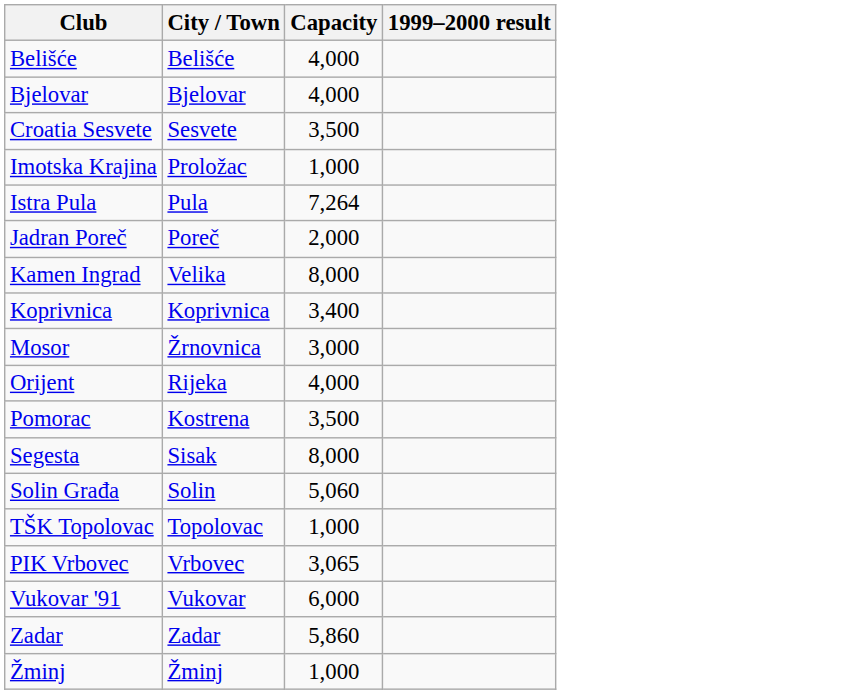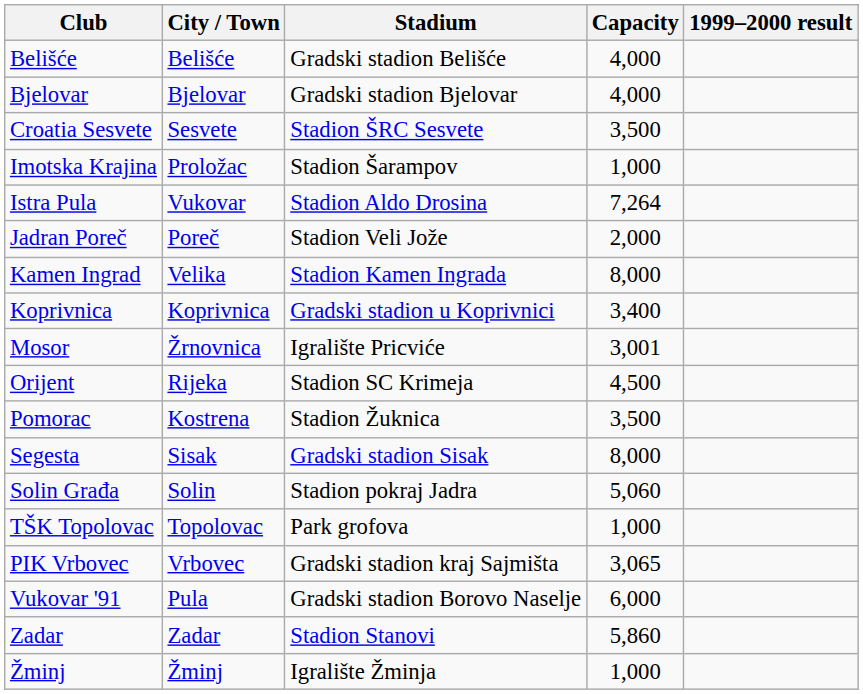+ column: (436, 22)
(188, 202) Pula -> (207, 202) Vukovar
(334, 346) 3,000 -> (635, 346) 3,001
(334, 382) 4,000 -> (635, 382) 4,500
(207, 599) Vukovar -> (188, 599) Pula
